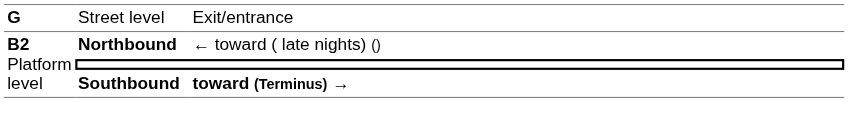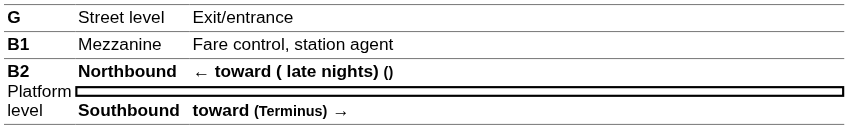+ row: (120, 44)
(287, 45) normal -> (293, 72) bold
